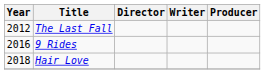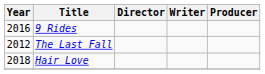rows swapped: (74, 29) <-> (56, 45)
